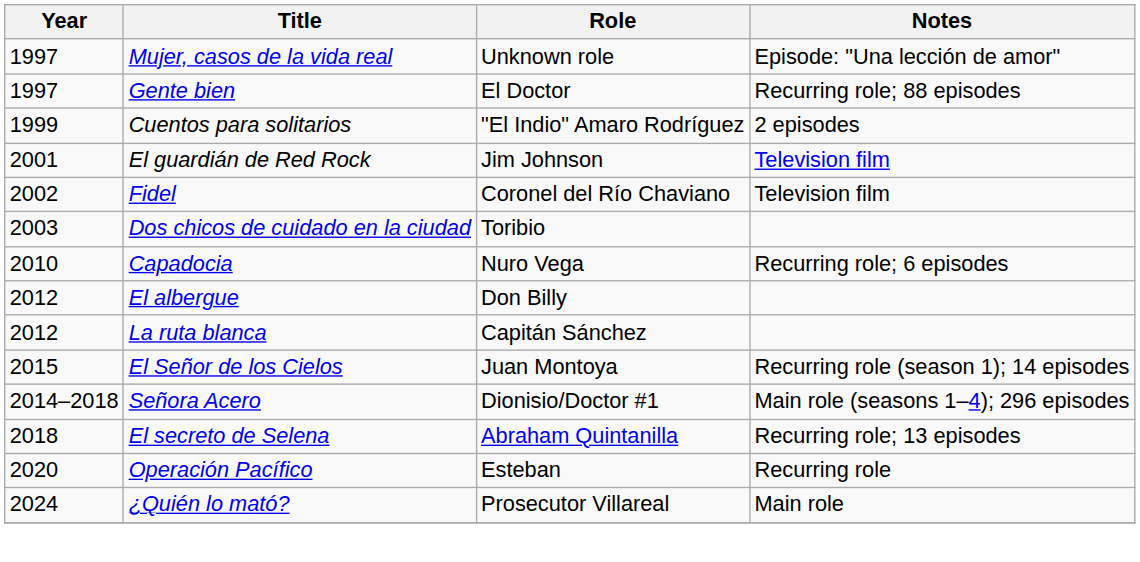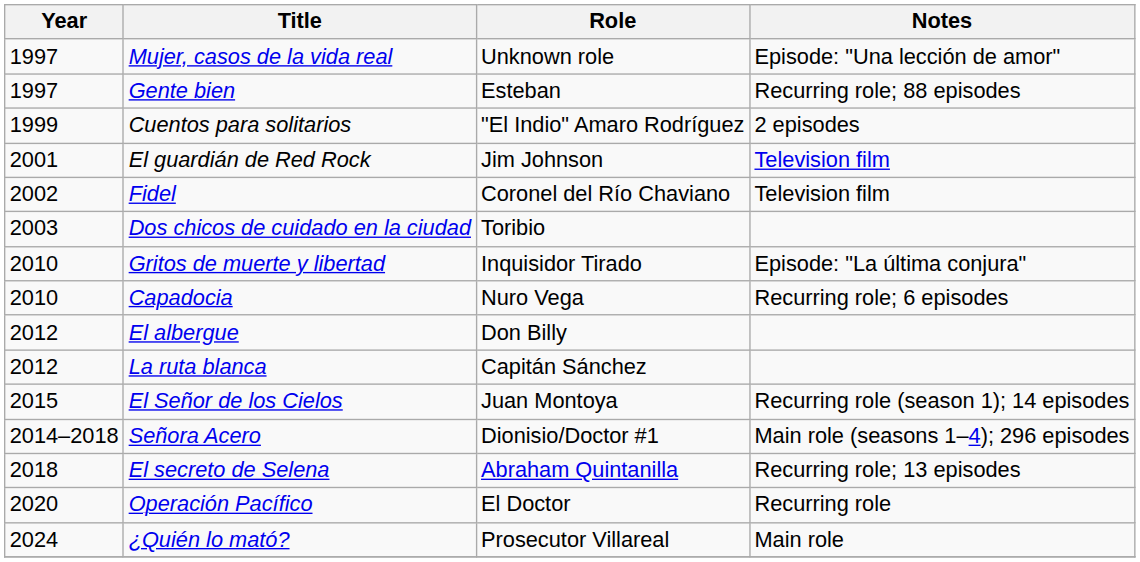(526, 90) El Doctor -> (521, 90) Esteban
+ row: (257, 263)
(521, 470) Esteban -> (526, 504) El Doctor
